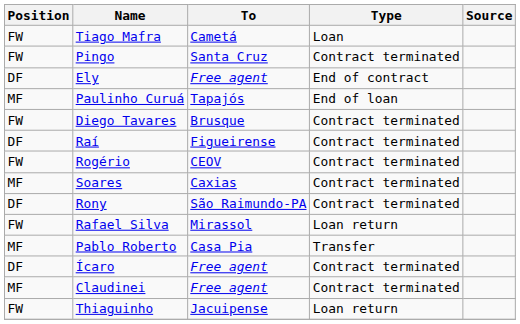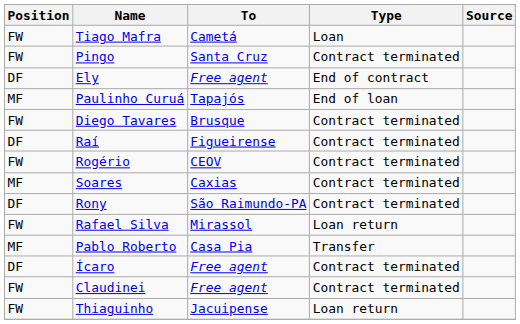(15, 288) MF -> (15, 288) FW
